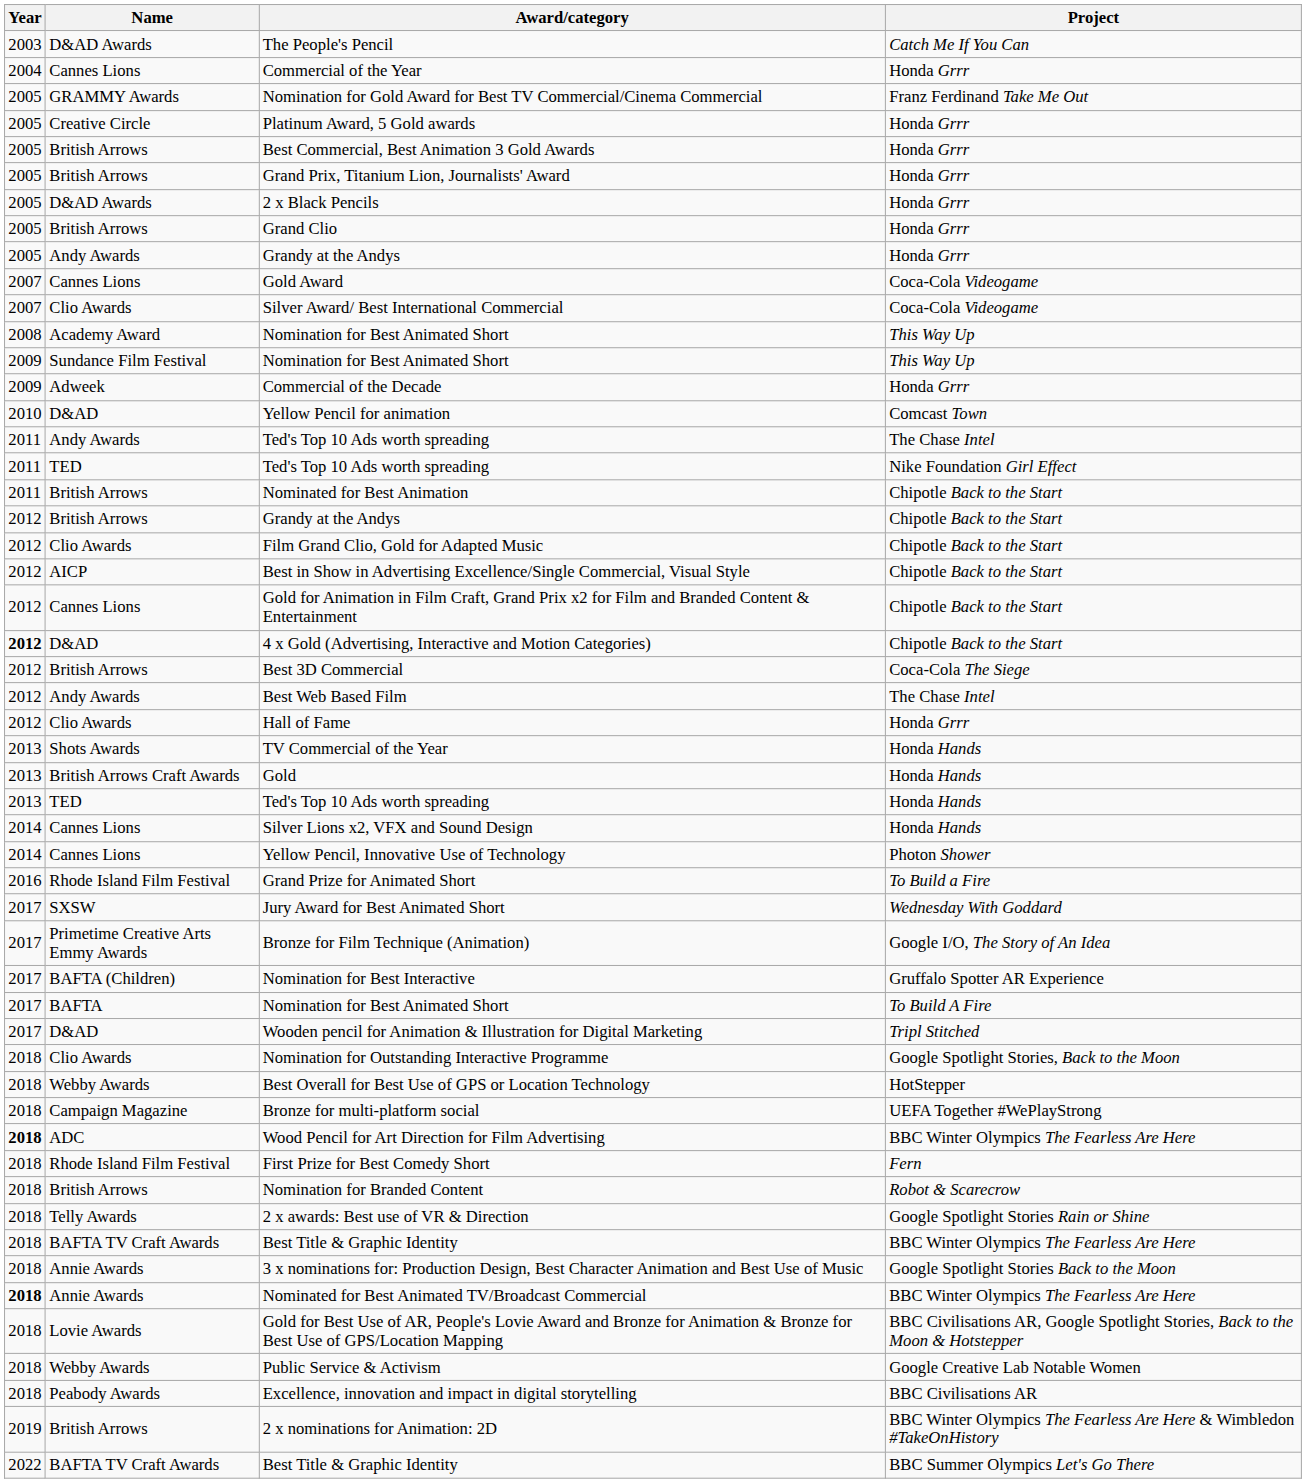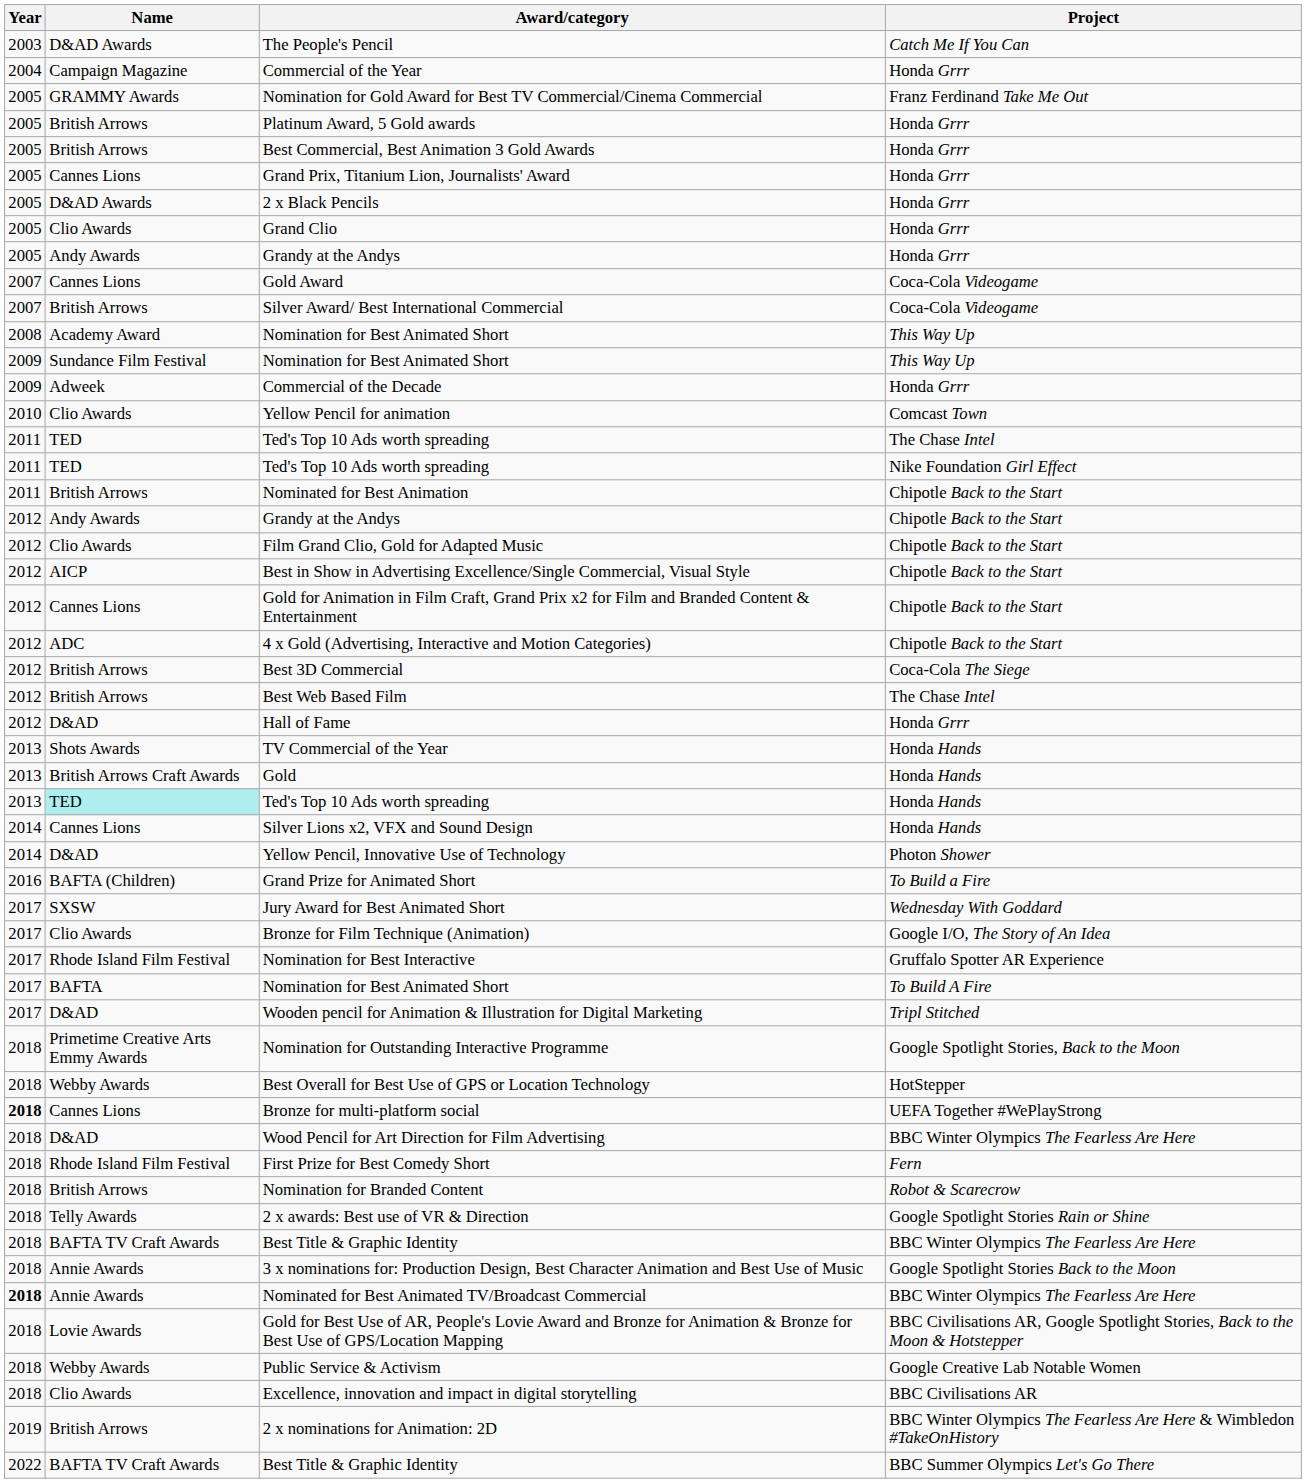(95, 70) Cannes Lions -> (118, 70) Campaign Magazine
(100, 123) Creative Circle -> (99, 123) British Arrows
(99, 176) British Arrows -> (95, 176) Cannes Lions
(99, 228) British Arrows -> (90, 228) Clio Awards
(90, 307) Clio Awards -> (99, 307) British Arrows
(74, 413) D&AD -> (90, 413) Clio Awards
(95, 439) Andy Awards -> (65, 439) TED
(99, 519) British Arrows -> (95, 519) Andy Awards
(25, 643) bold -> (25, 643) normal
(74, 643) D&AD -> (67, 643) ADC
(95, 696) Andy Awards -> (99, 696) British Arrows
(90, 722) Clio Awards -> (74, 722) D&AD
(65, 801) no background -> (65, 801) paleturquoise background
(95, 854) Cannes Lions -> (74, 854) D&AD
(140, 880) Rhode Island Film Festival -> (112, 880) BAFTA (Children)
(130, 943) Primetime Creative Arts Emmy Awards -> (90, 933) Clio Awards
(112, 978) BAFTA (Children) -> (140, 960) Rhode Island Film Festival
(90, 1057) Clio Awards -> (130, 1048) Primetime Creative Arts Emmy Awards
(25, 1110) normal -> (25, 1110) bold
(118, 1110) Campaign Magazine -> (95, 1110) Cannes Lions
(25, 1137) bold -> (25, 1137) normal
(67, 1137) ADC -> (74, 1137) D&AD
(105, 1393) Peabody Awards -> (90, 1393) Clio Awards
